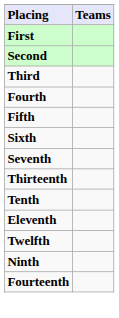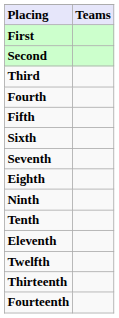+ row: (26, 179)
rows swapped: (23, 261) <-> (37, 179)
